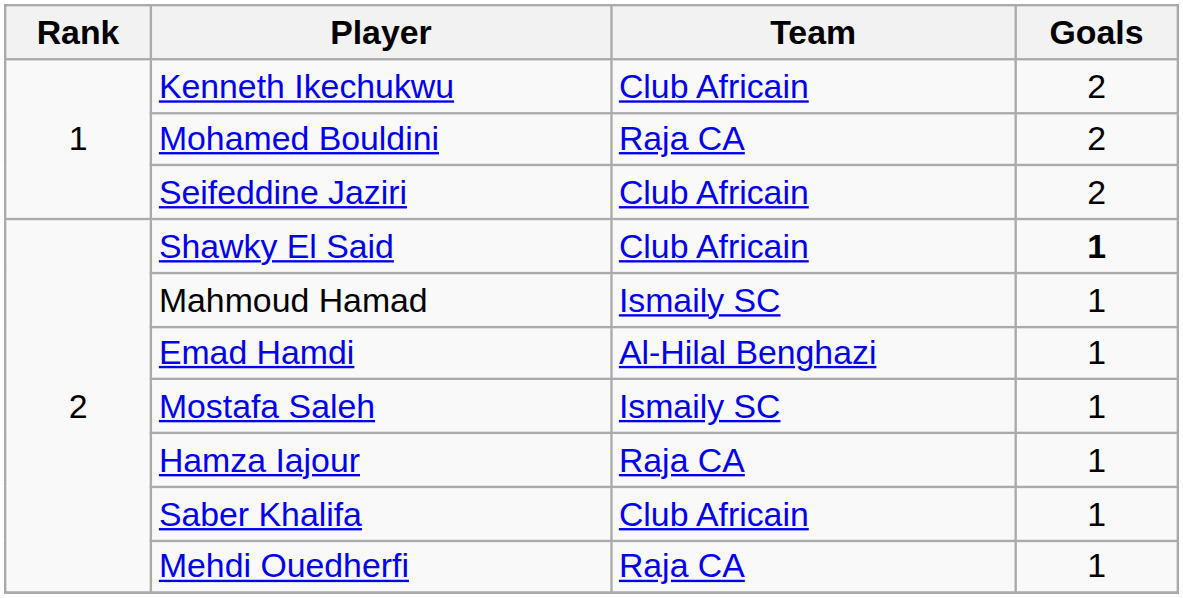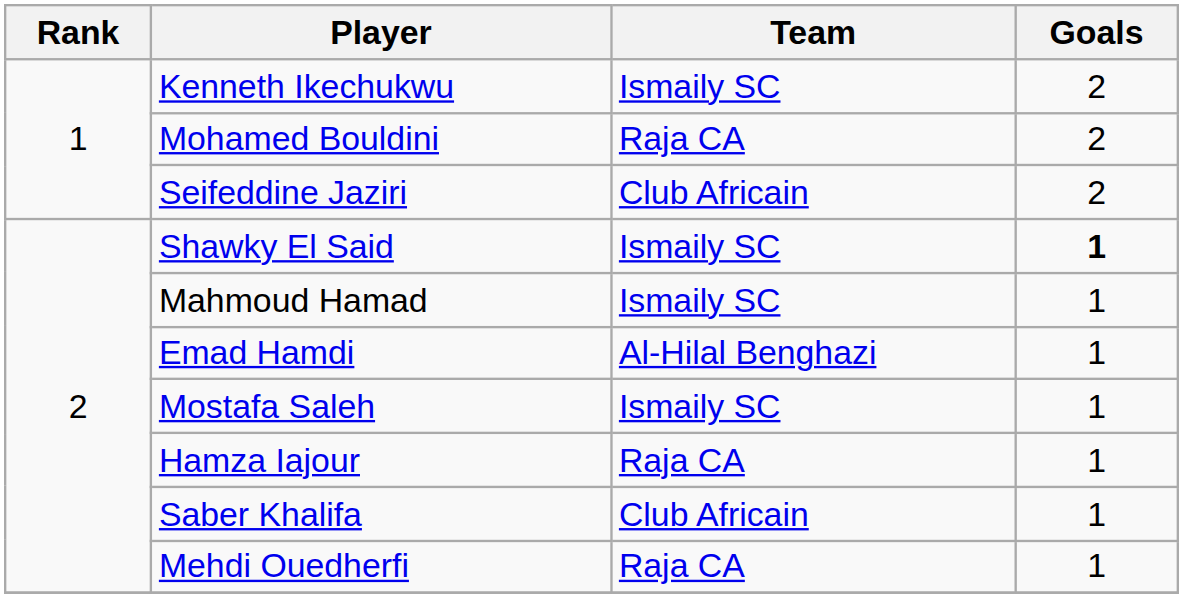(714, 86) Club Africain -> (700, 86) Ismaily SC
(714, 246) Club Africain -> (700, 246) Ismaily SC
